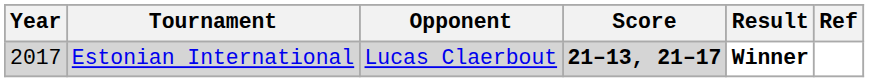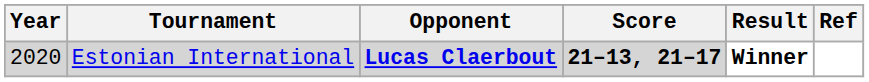(36, 59) 2017 -> (36, 59) 2020
(461, 59) normal -> (461, 59) bold
